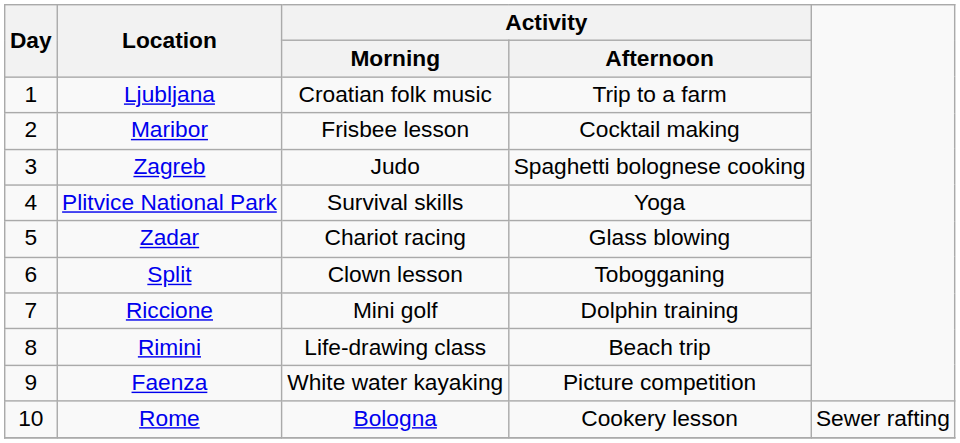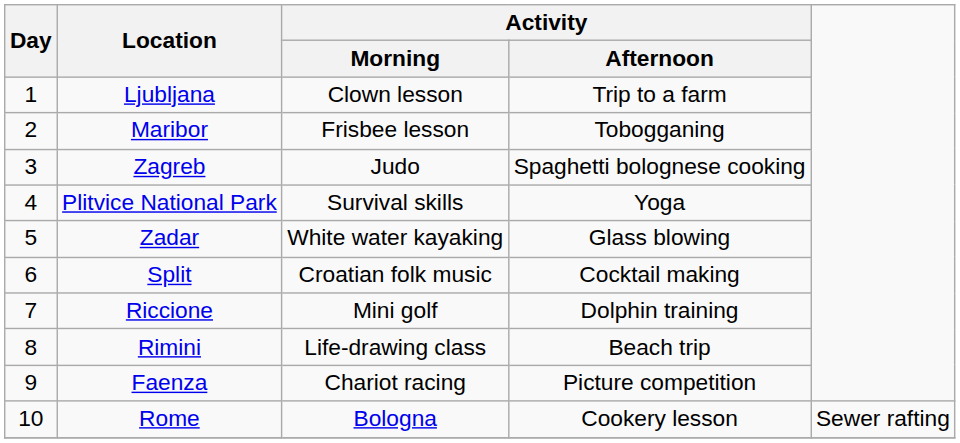(395, 94) Croatian folk music -> (395, 94) Clown lesson
(660, 130) Cocktail making -> (660, 130) Tobogganing
(395, 238) Chariot racing -> (395, 238) White water kayaking
(395, 274) Clown lesson -> (395, 274) Croatian folk music
(660, 274) Tobogganing -> (660, 274) Cocktail making
(395, 382) White water kayaking -> (395, 382) Chariot racing
